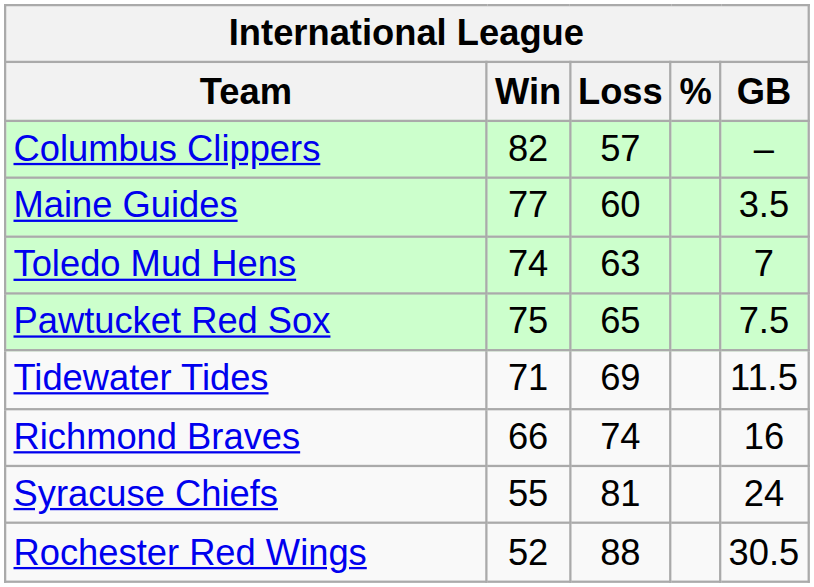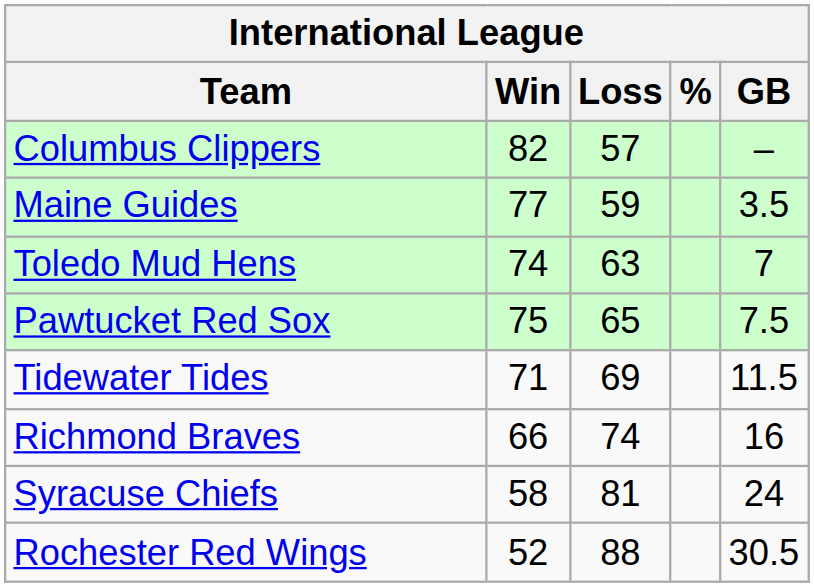(620, 206) 60 -> (620, 206) 59
(528, 494) 55 -> (528, 494) 58
